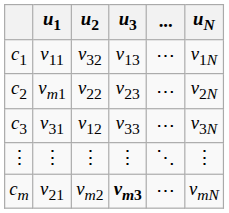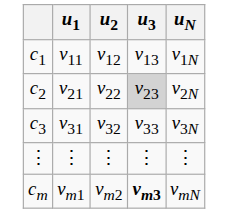- column: (166, 21)
(90, 56) v32 -> (109, 56) v12
(52, 90) vm1 -> (71, 90) v21
(128, 90) no background -> (147, 90) lightgrey background
(90, 125) v12 -> (109, 125) v32
(52, 191) v21 -> (71, 191) vm1
